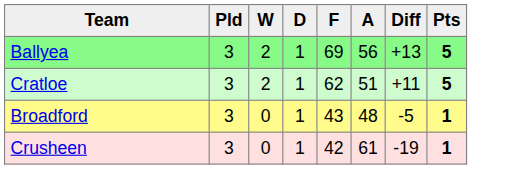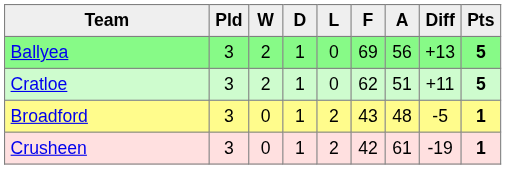+ column: (334, 20)
